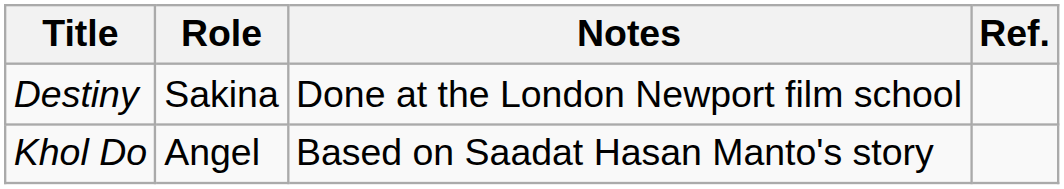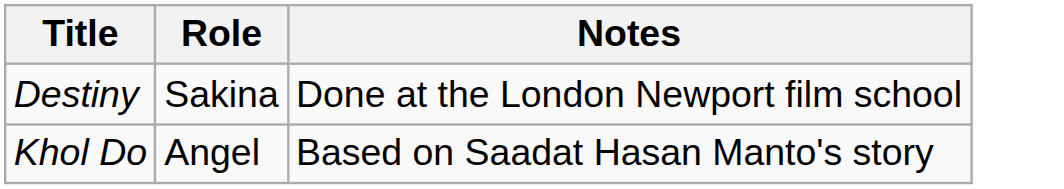- column: (1015, 34)
